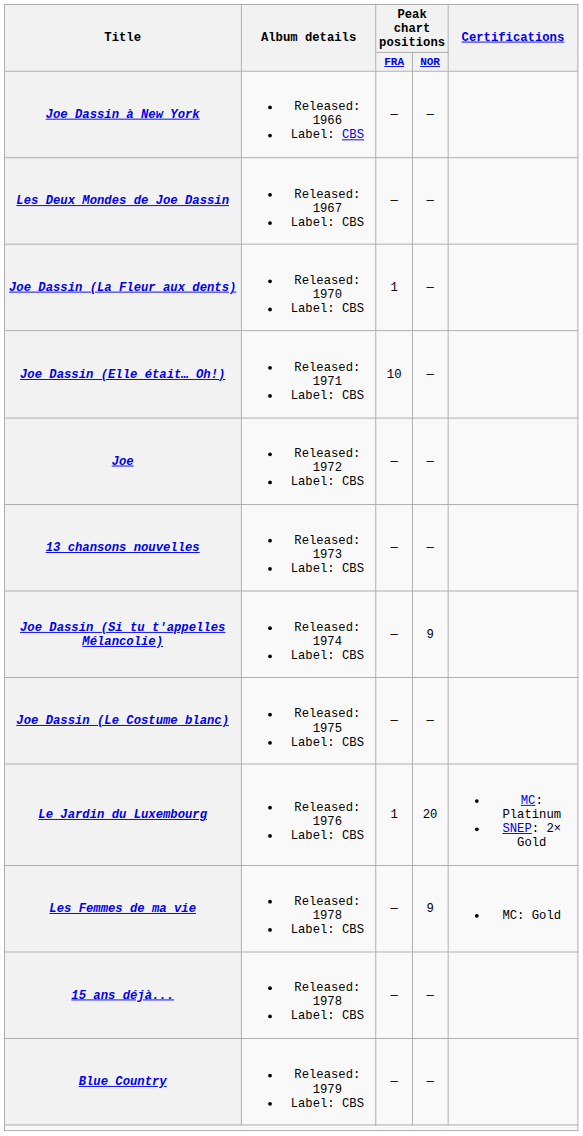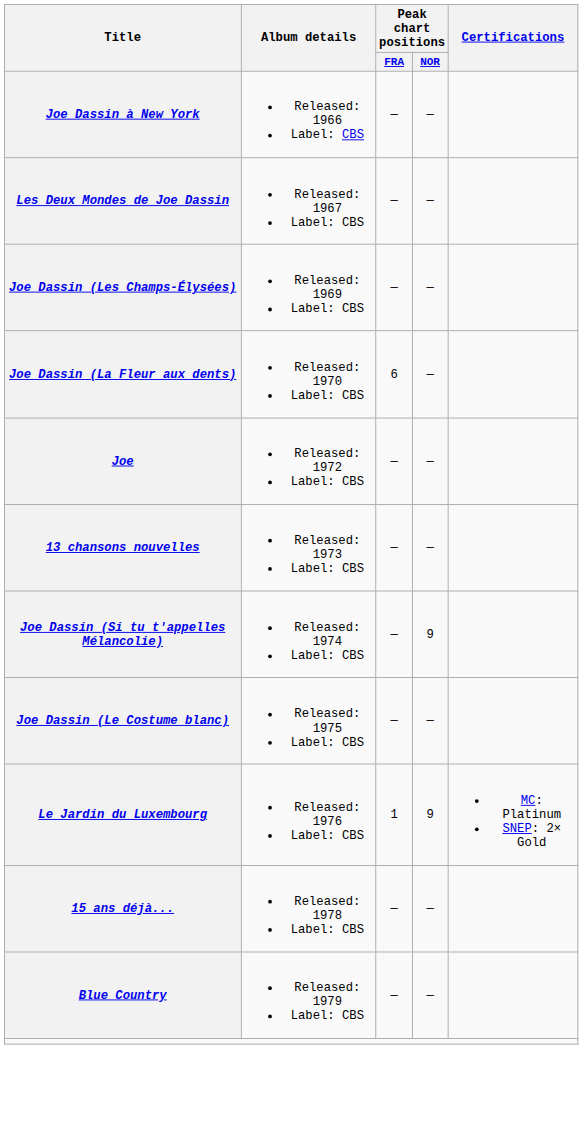+ row: (123, 288)
(394, 288) 1 -> (394, 374) 6
- row: (123, 374)
(430, 815) 20 -> (430, 815) 9
- row: (123, 908)
